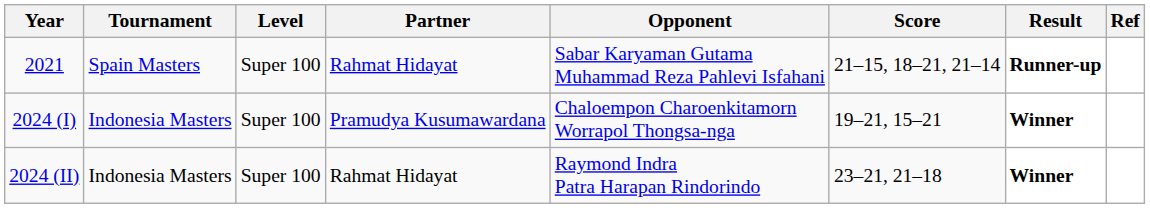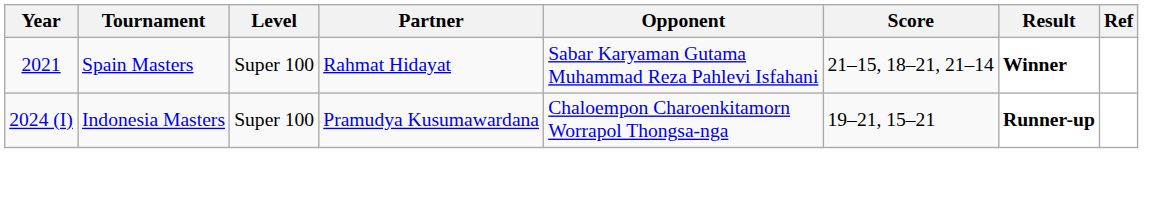(1055, 64) Runner-up -> (1035, 64) Winner
(1041, 120) Winner -> (1049, 120) Runner-up
- row: (44, 175)
